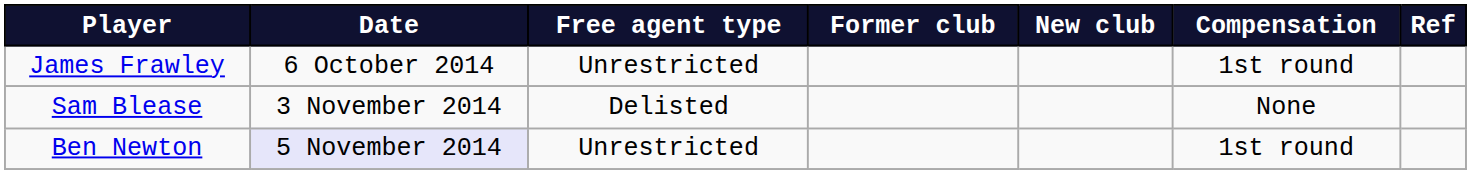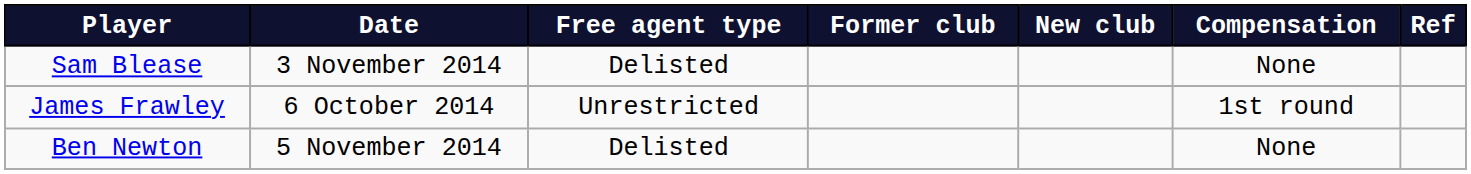rows swapped: (127, 66) <-> (127, 107)
(389, 148) lavender background -> (389, 148) no background
(669, 148) Unrestricted -> (669, 148) Delisted
(1286, 148) 1st round -> (1286, 148) None
